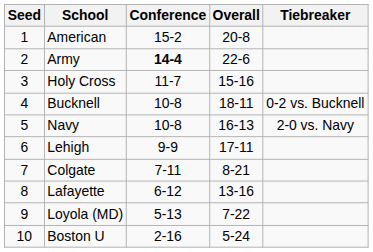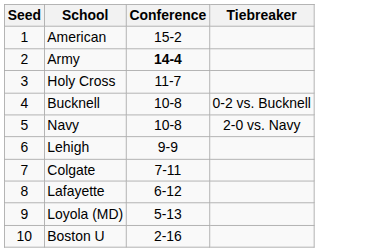- column: (236, 15)
